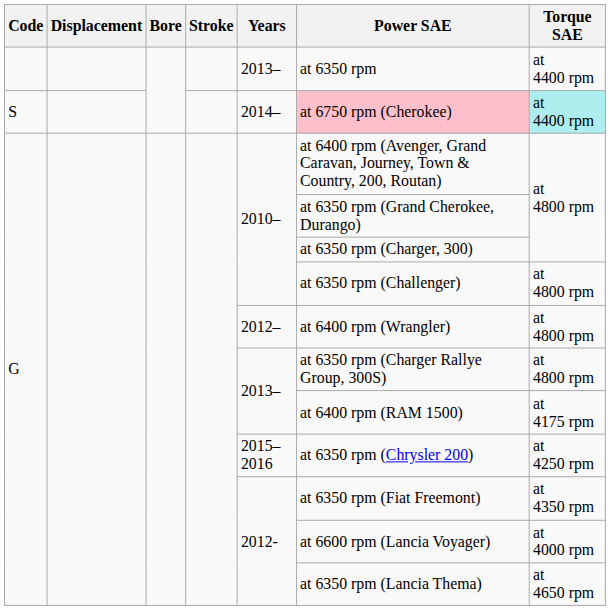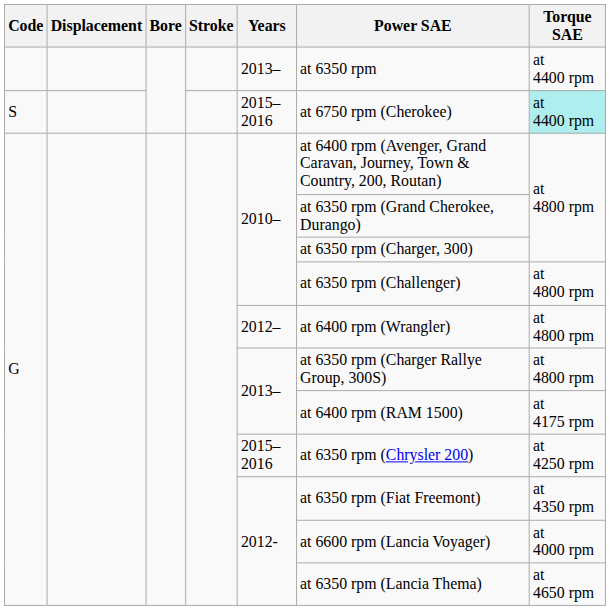(261, 111) 2014– -> (261, 111) 2015– 2016
(376, 111) pink background -> (376, 111) no background
